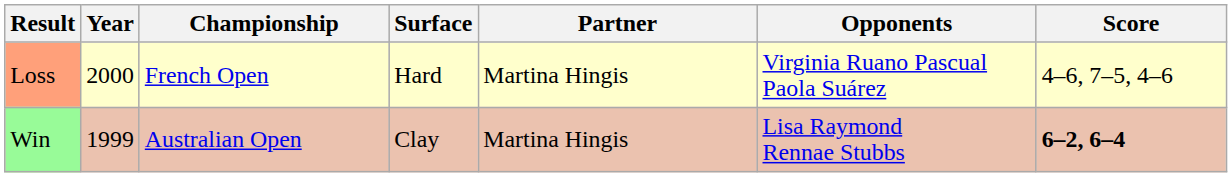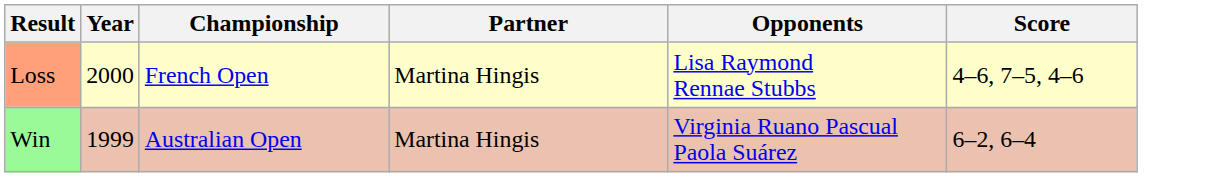- column: (433, 23)
(875, 74) Virginia Ruano Pascual Paola Suárez -> (745, 74) Lisa Raymond Rennae Stubbs
(834, 139) Lisa Raymond Rennae Stubbs -> (786, 139) Virginia Ruano Pascual Paola Suárez
(1083, 139) bold -> (994, 139) normal
